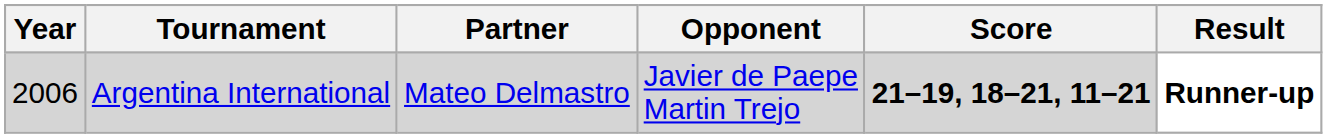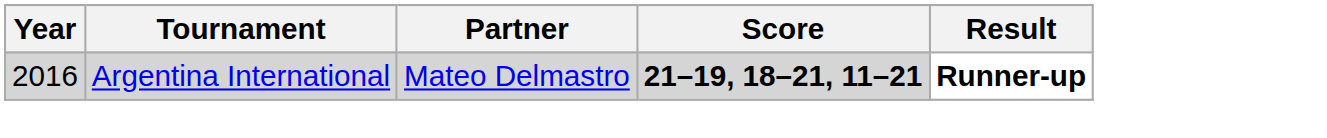- column: (751, 29)
(45, 92) 2006 -> (45, 76) 2016
